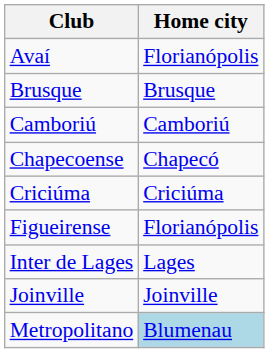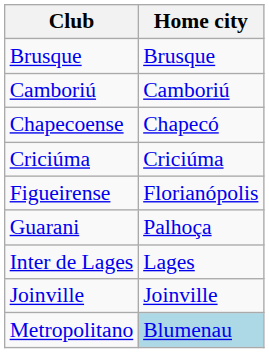- row: (30, 55)
+ row: (44, 227)
